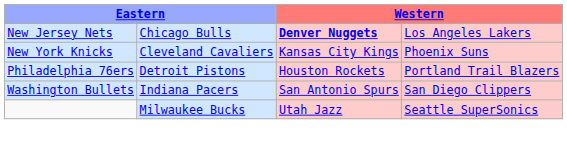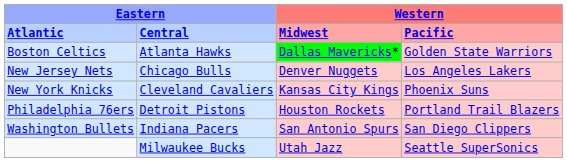+ row: (35, 33)
+ row: (57, 52)
(328, 33) bold -> (328, 71) normal
